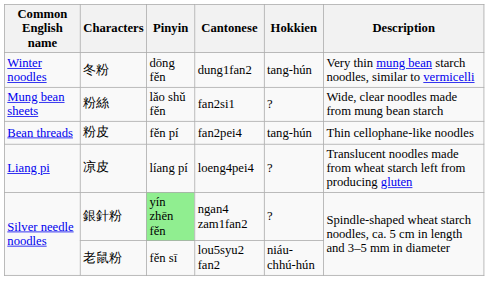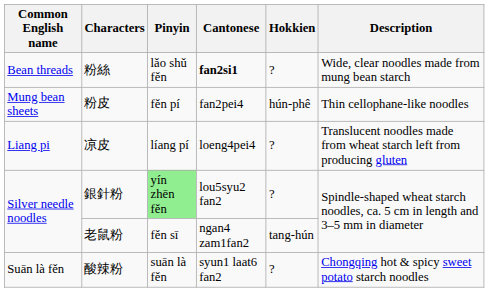- row: (96, 69)
(36, 104) Mung bean sheets -> (40, 70) Bean threads
(216, 104) normal -> (219, 70) bold
(40, 132) Bean threads -> (36, 104) Mung bean sheets
(289, 132) tang-hún -> (290, 104) hún-phê
(223, 216) ngan4 zam1fan2 -> (222, 194) lou5syu2 fan2
(221, 258) lou5syu2 fan2 -> (224, 235) ngan4 zam1fan2
(291, 258) niáu-chhú-hún -> (291, 235) tang-hún
+ row: (103, 269)
